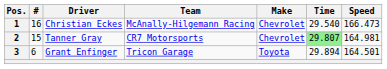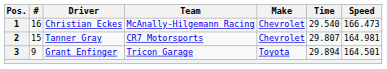(324, 39) lightgreen background -> (324, 39) no background
(34, 53) 6 -> (34, 53) 9
